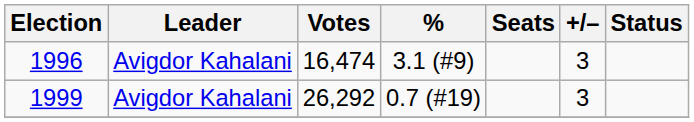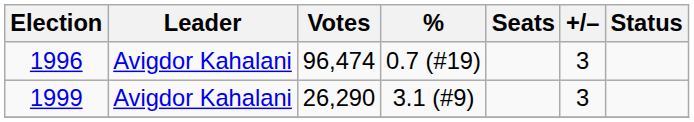(339, 60) 16,474 -> (339, 60) 96,474
(433, 60) 3.1 (#9) -> (433, 60) 0.7 (#19)
(339, 98) 26,292 -> (339, 98) 26,290
(433, 98) 0.7 (#19) -> (433, 98) 3.1 (#9)
